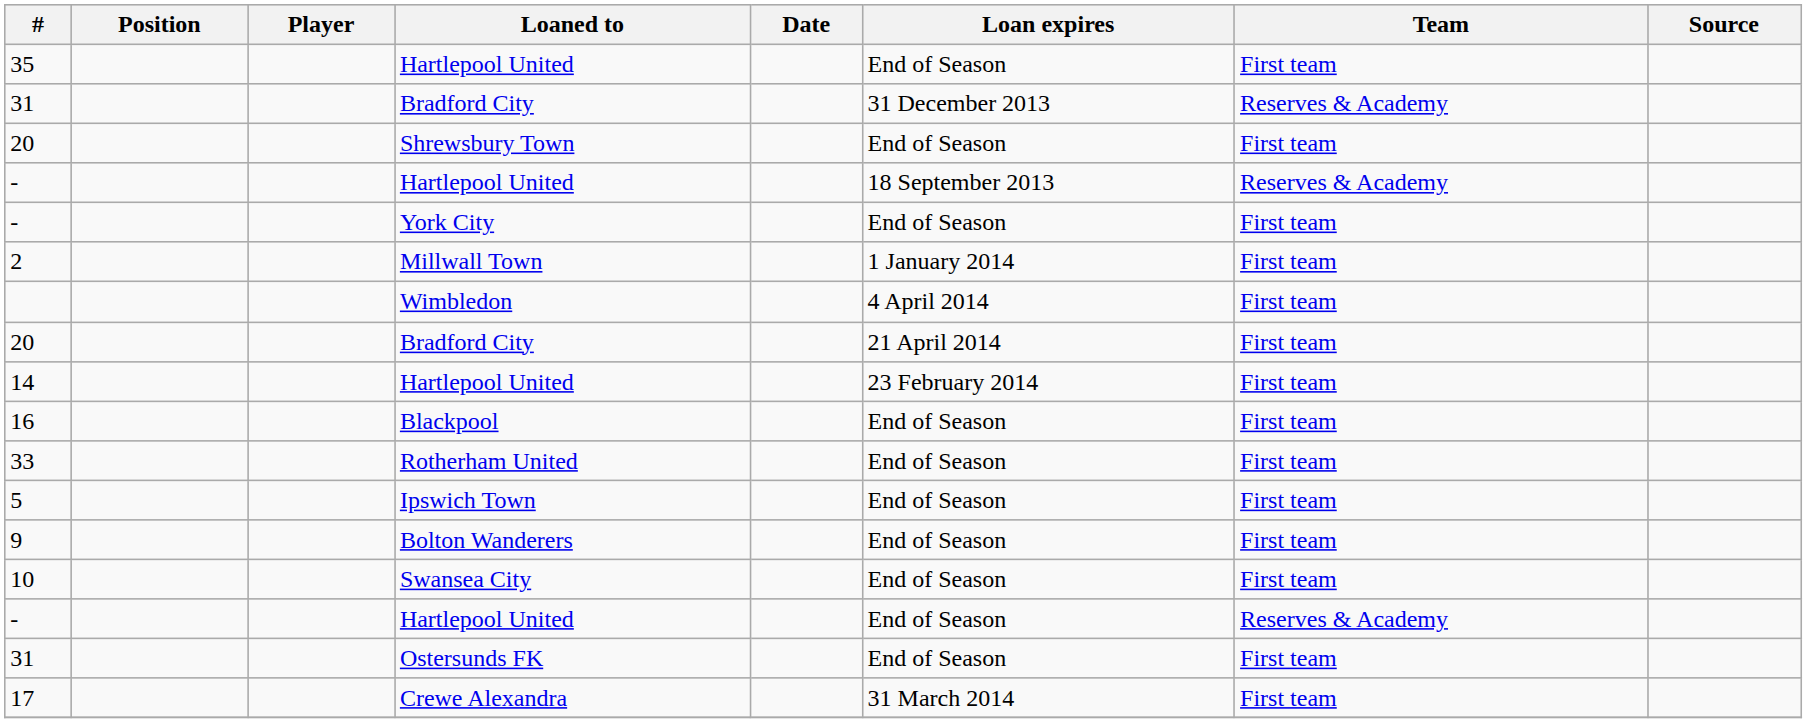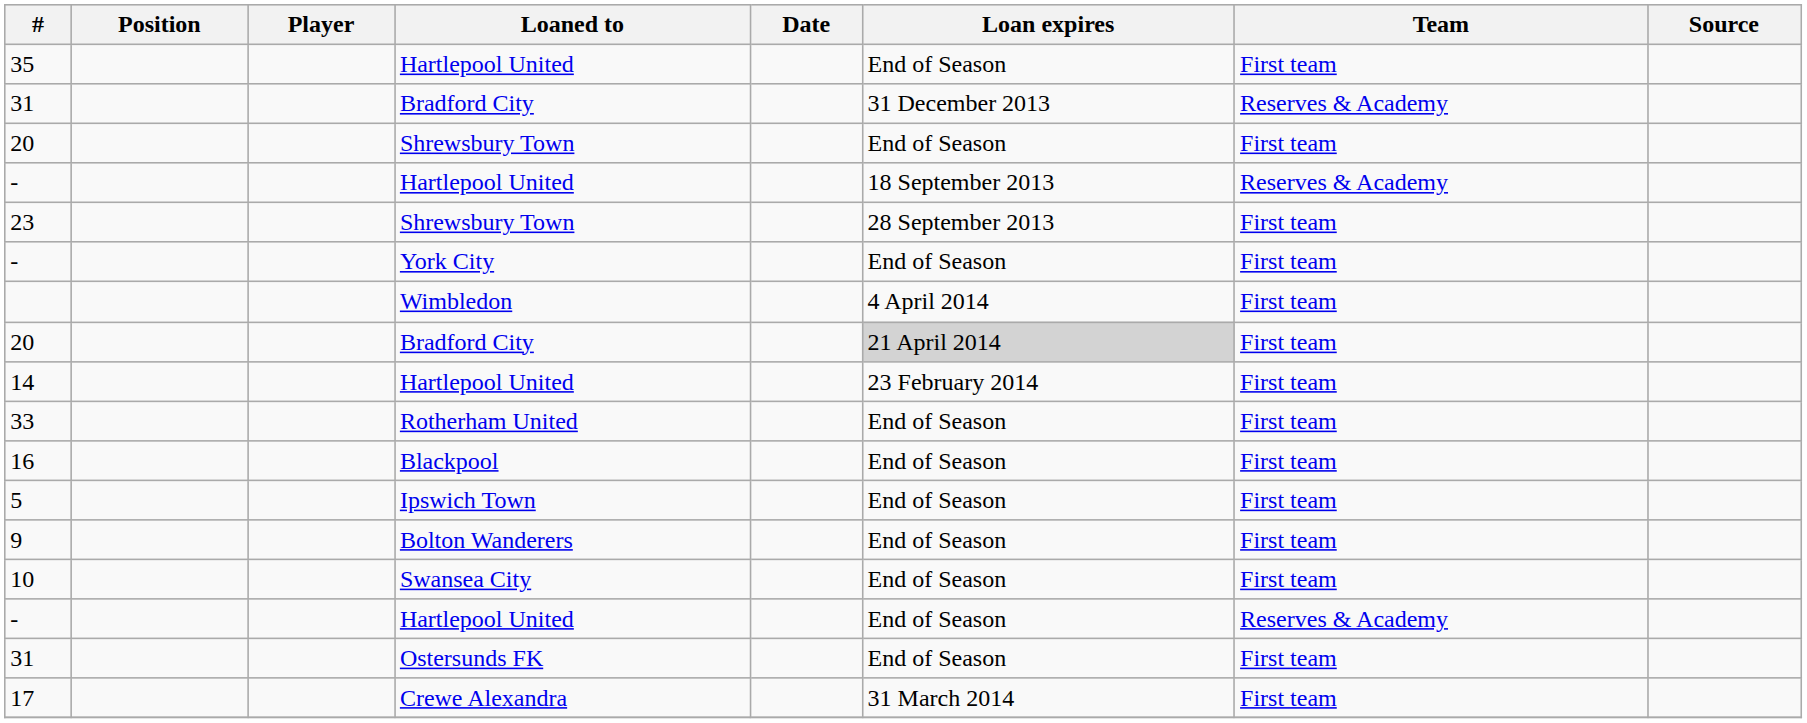+ row: (22, 222)
- row: (16, 262)
(934, 341) no background -> (934, 341) lightgrey background
rows swapped: (22, 460) <-> (22, 420)
